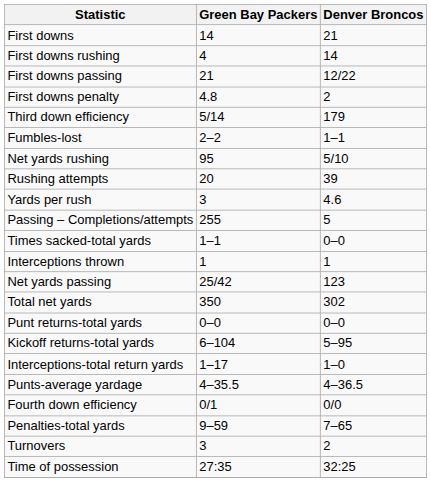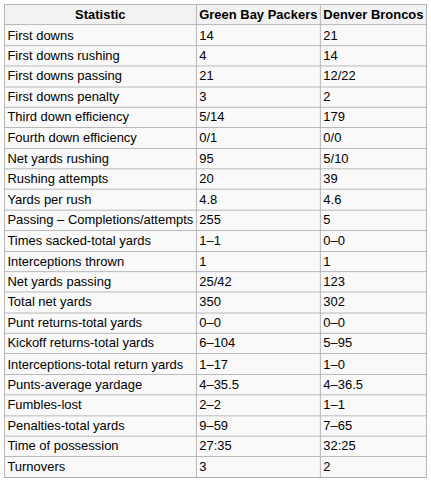(208, 96) 4.8 -> (203, 96) 3
rows swapped: (72, 405) <-> (44, 138)
(203, 199) 3 -> (208, 199) 4.8
rows swapped: (63, 466) <-> (36, 446)
